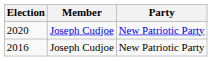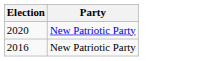- column: (82, 13)
